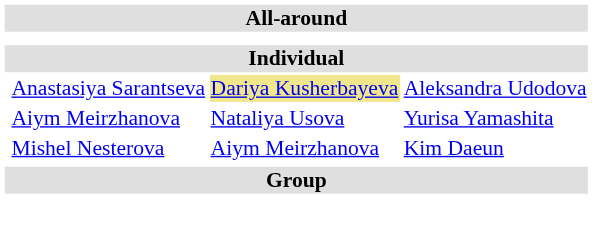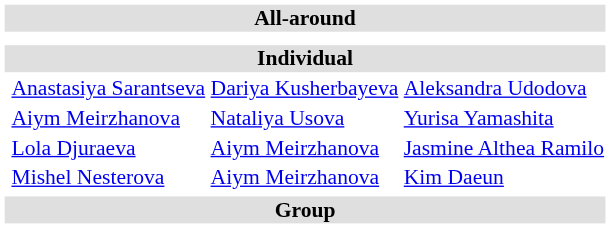(304, 88) khaki background -> (304, 88) no background
+ row: (74, 147)
